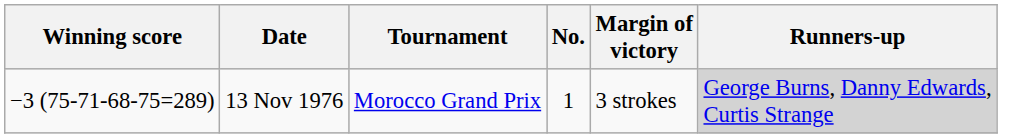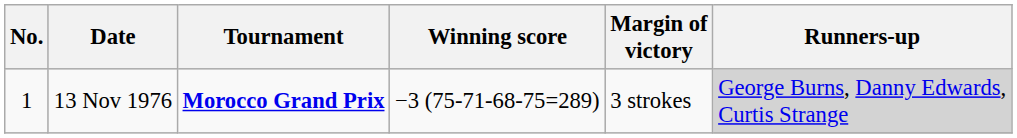columns swapped: (568, 36) <-> (112, 36)
(448, 100) normal -> (284, 100) bold
